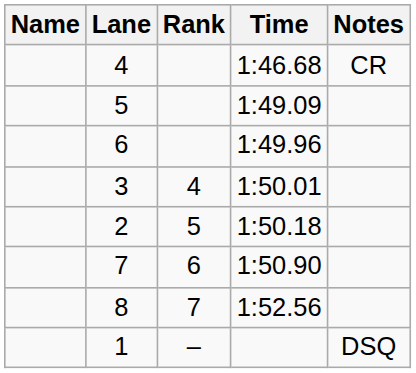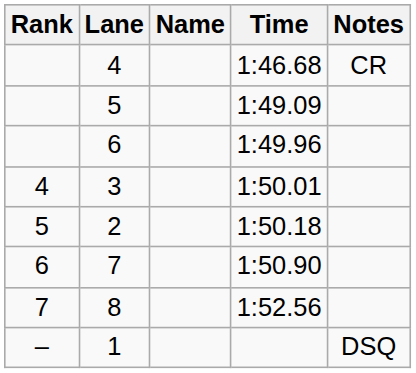columns swapped: (194, 24) <-> (45, 24)
